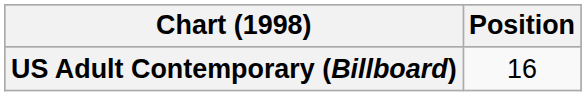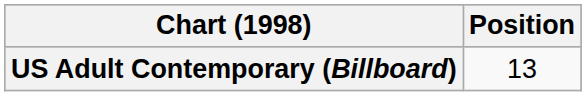(522, 68) 16 -> (522, 68) 13
